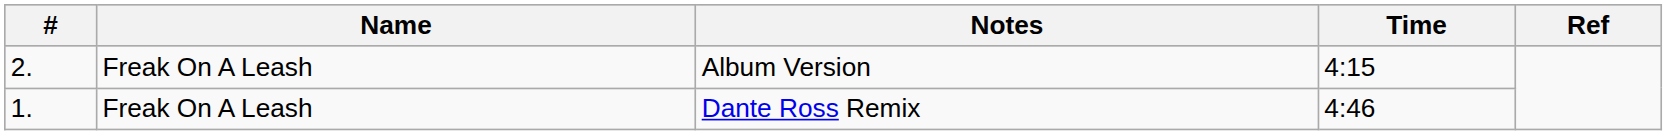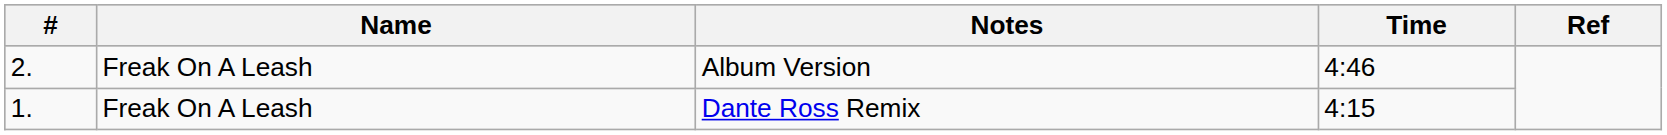(1350, 66) 4:15 -> (1350, 66) 4:46
(1350, 108) 4:46 -> (1350, 108) 4:15
